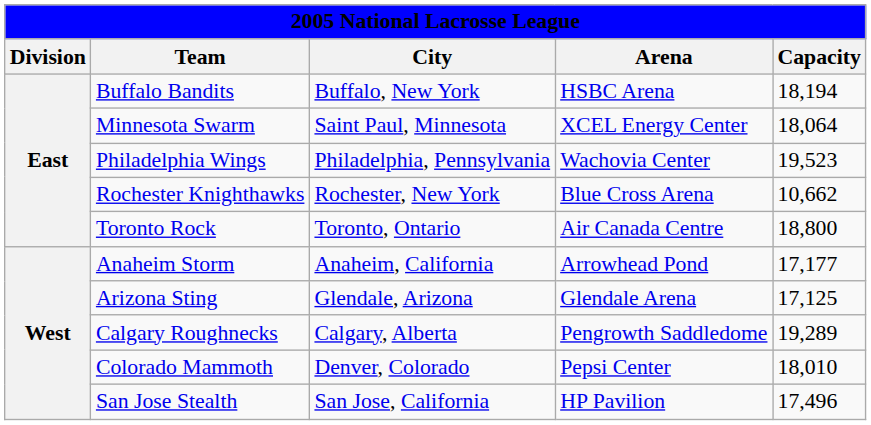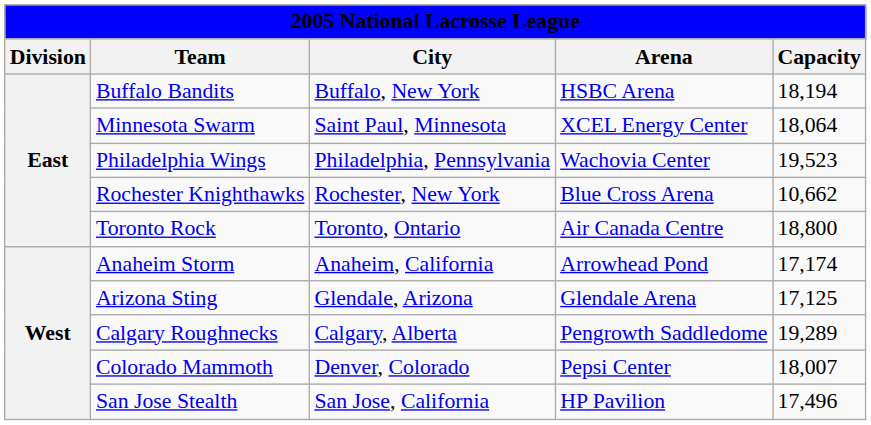(807, 263) 17,177 -> (807, 263) 17,174
(807, 366) 18,010 -> (807, 366) 18,007
